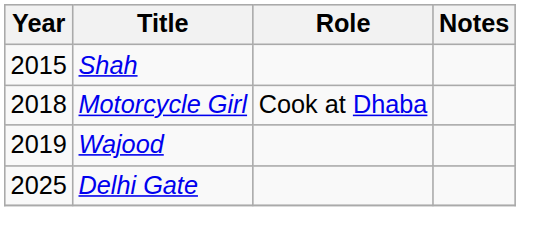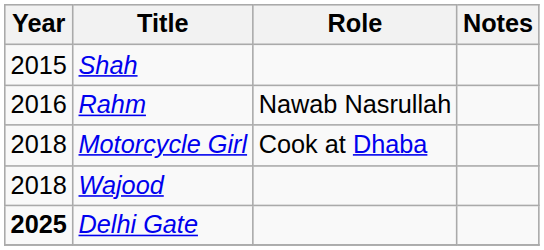+ row: (112, 104)
(39, 144) 2019 -> (39, 184) 2018
(39, 184) normal -> (39, 225) bold
